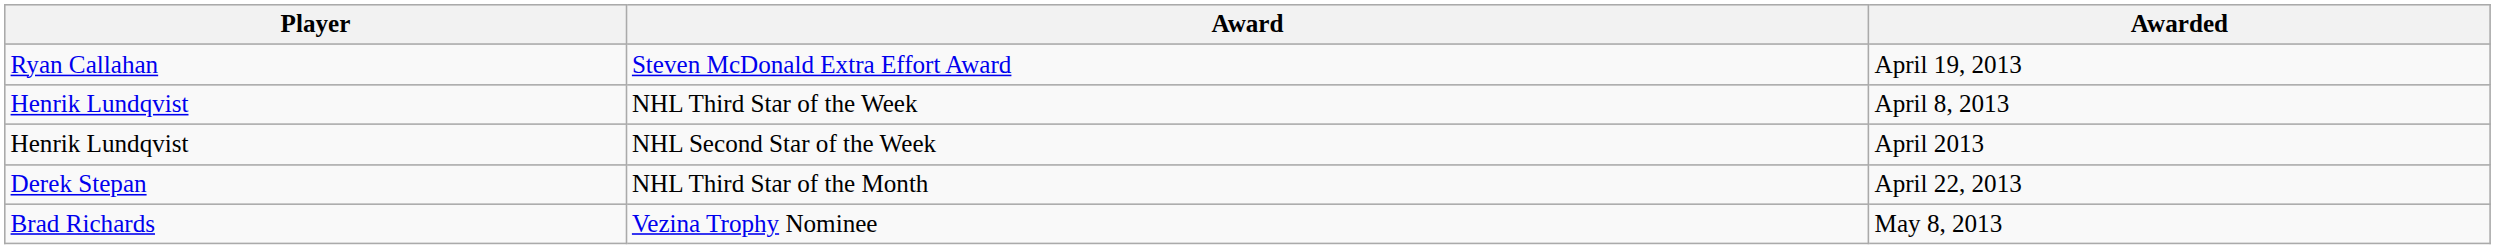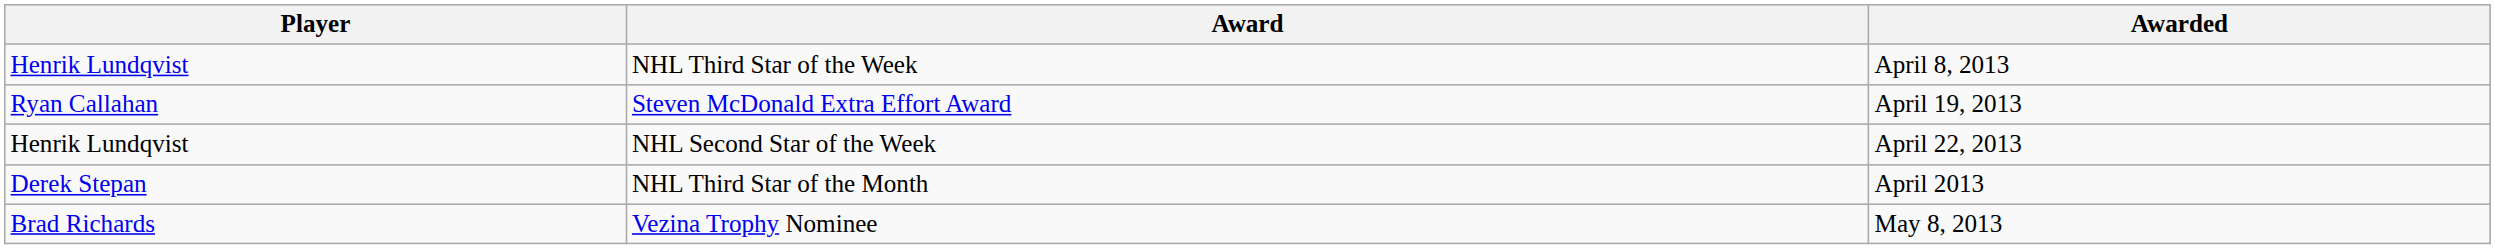rows swapped: (775, 104) <-> (822, 64)
(1929, 143) April 2013 -> (1948, 143) April 22, 2013
(1948, 183) April 22, 2013 -> (1929, 183) April 2013
